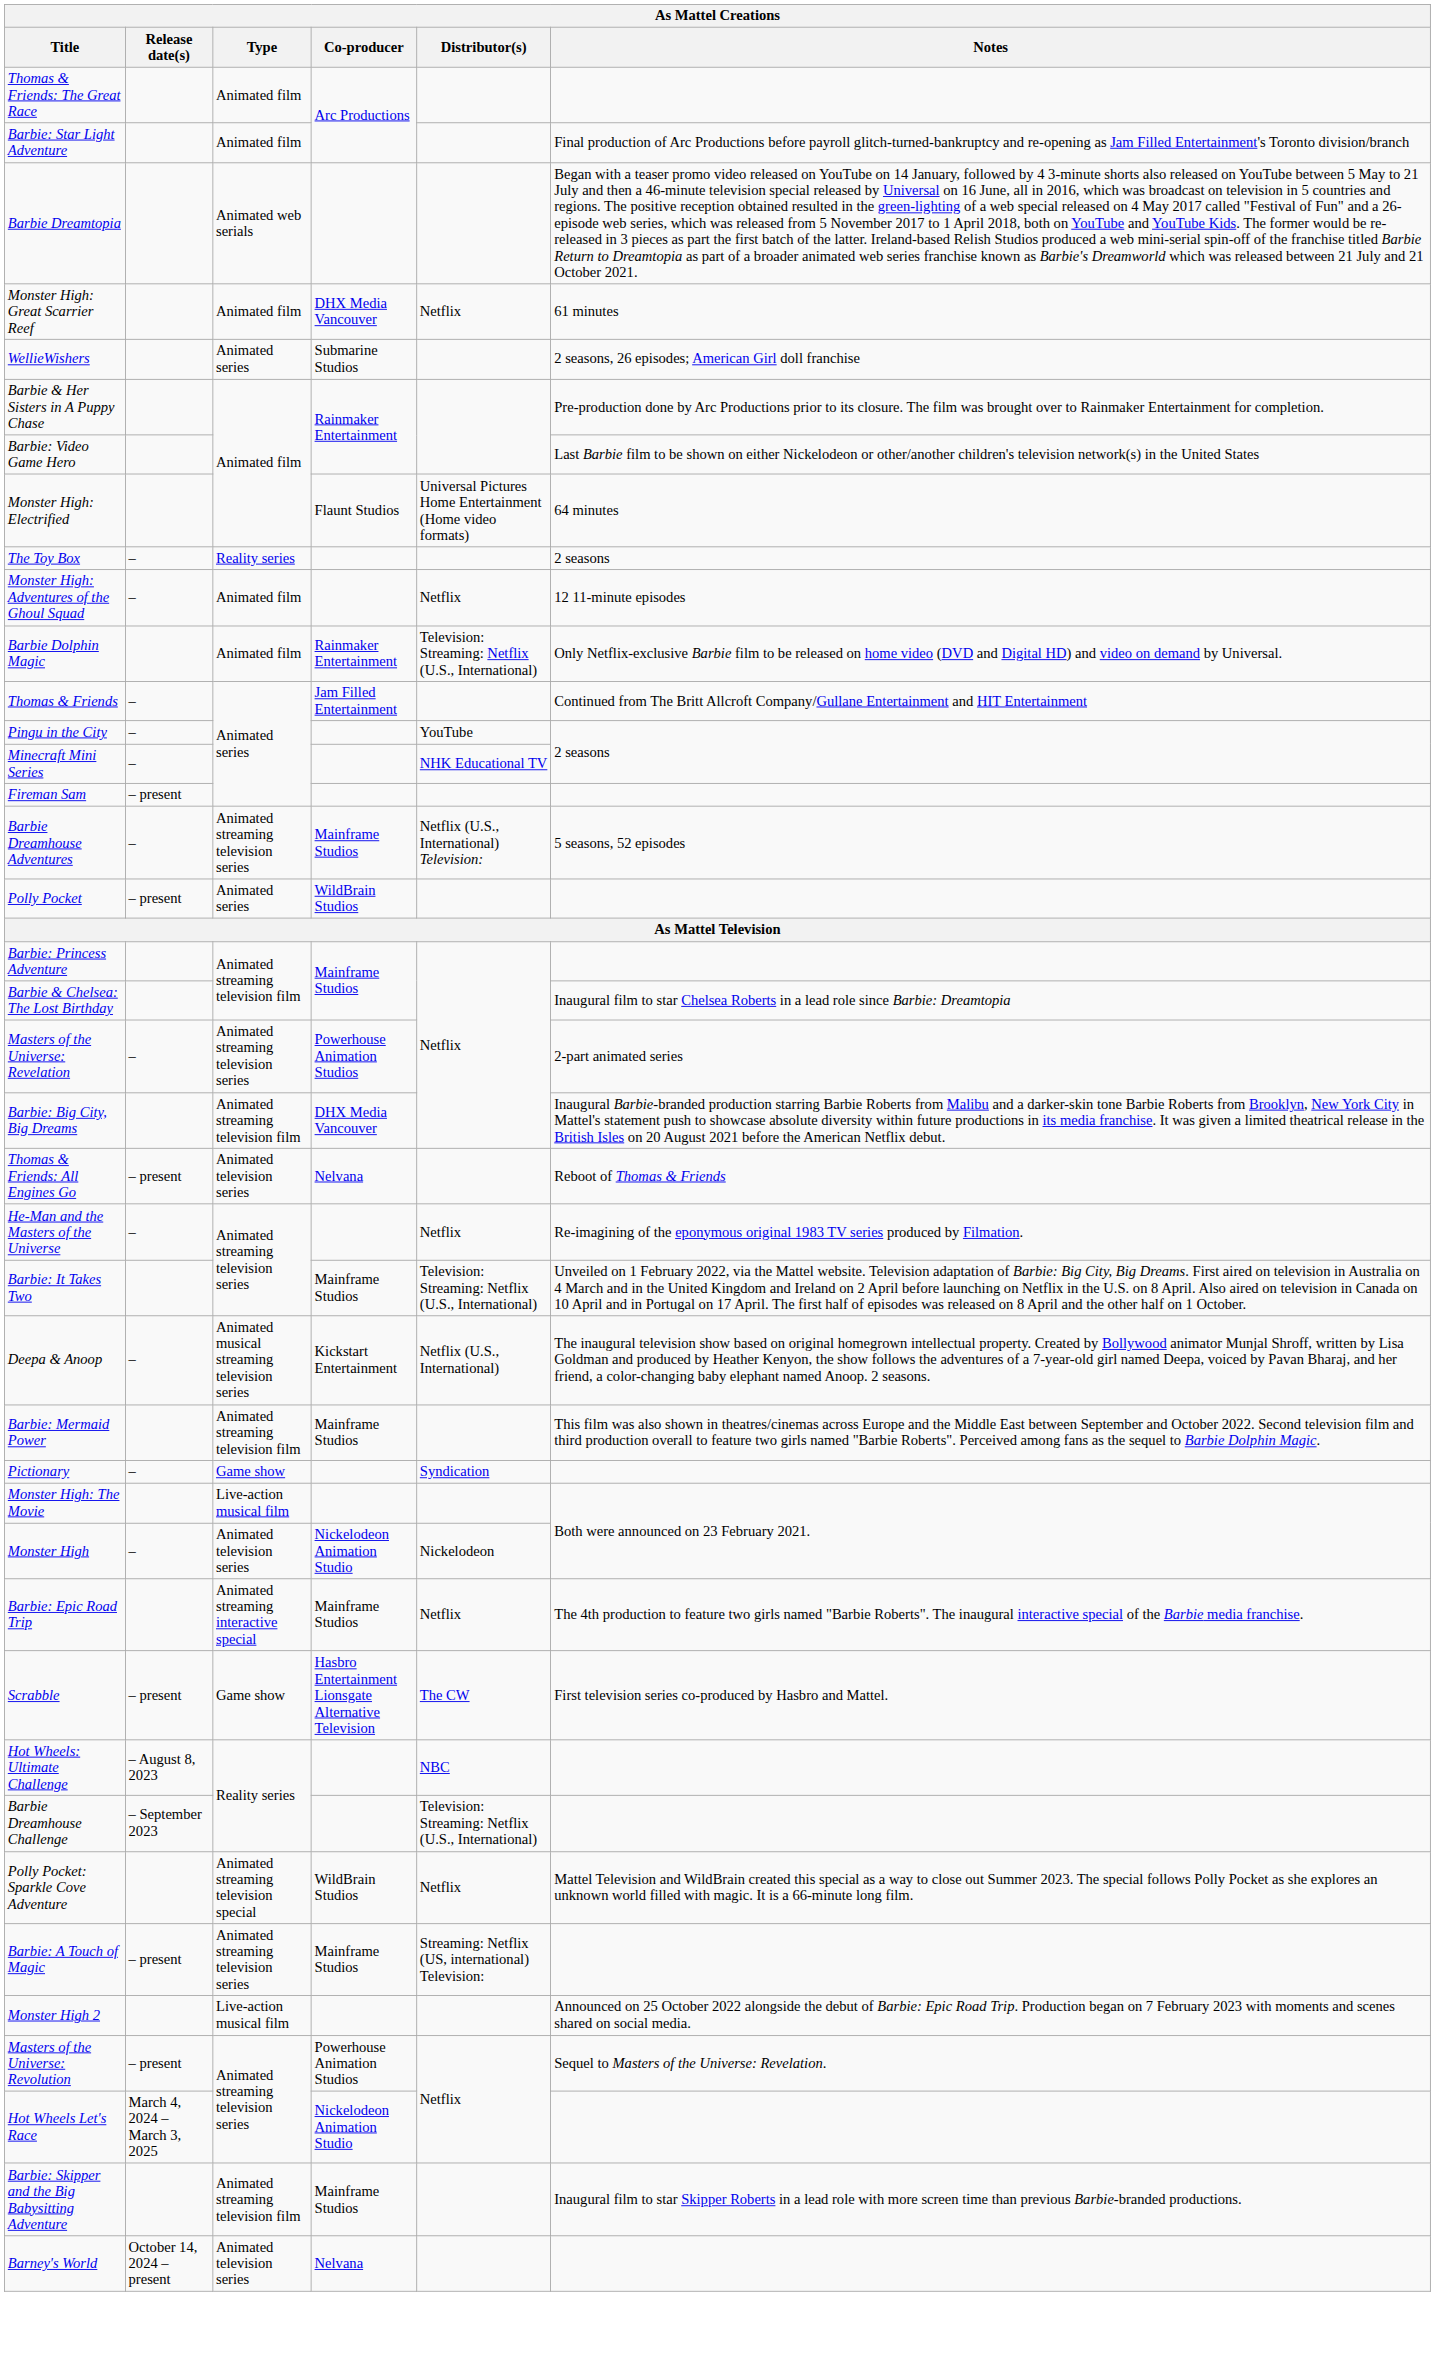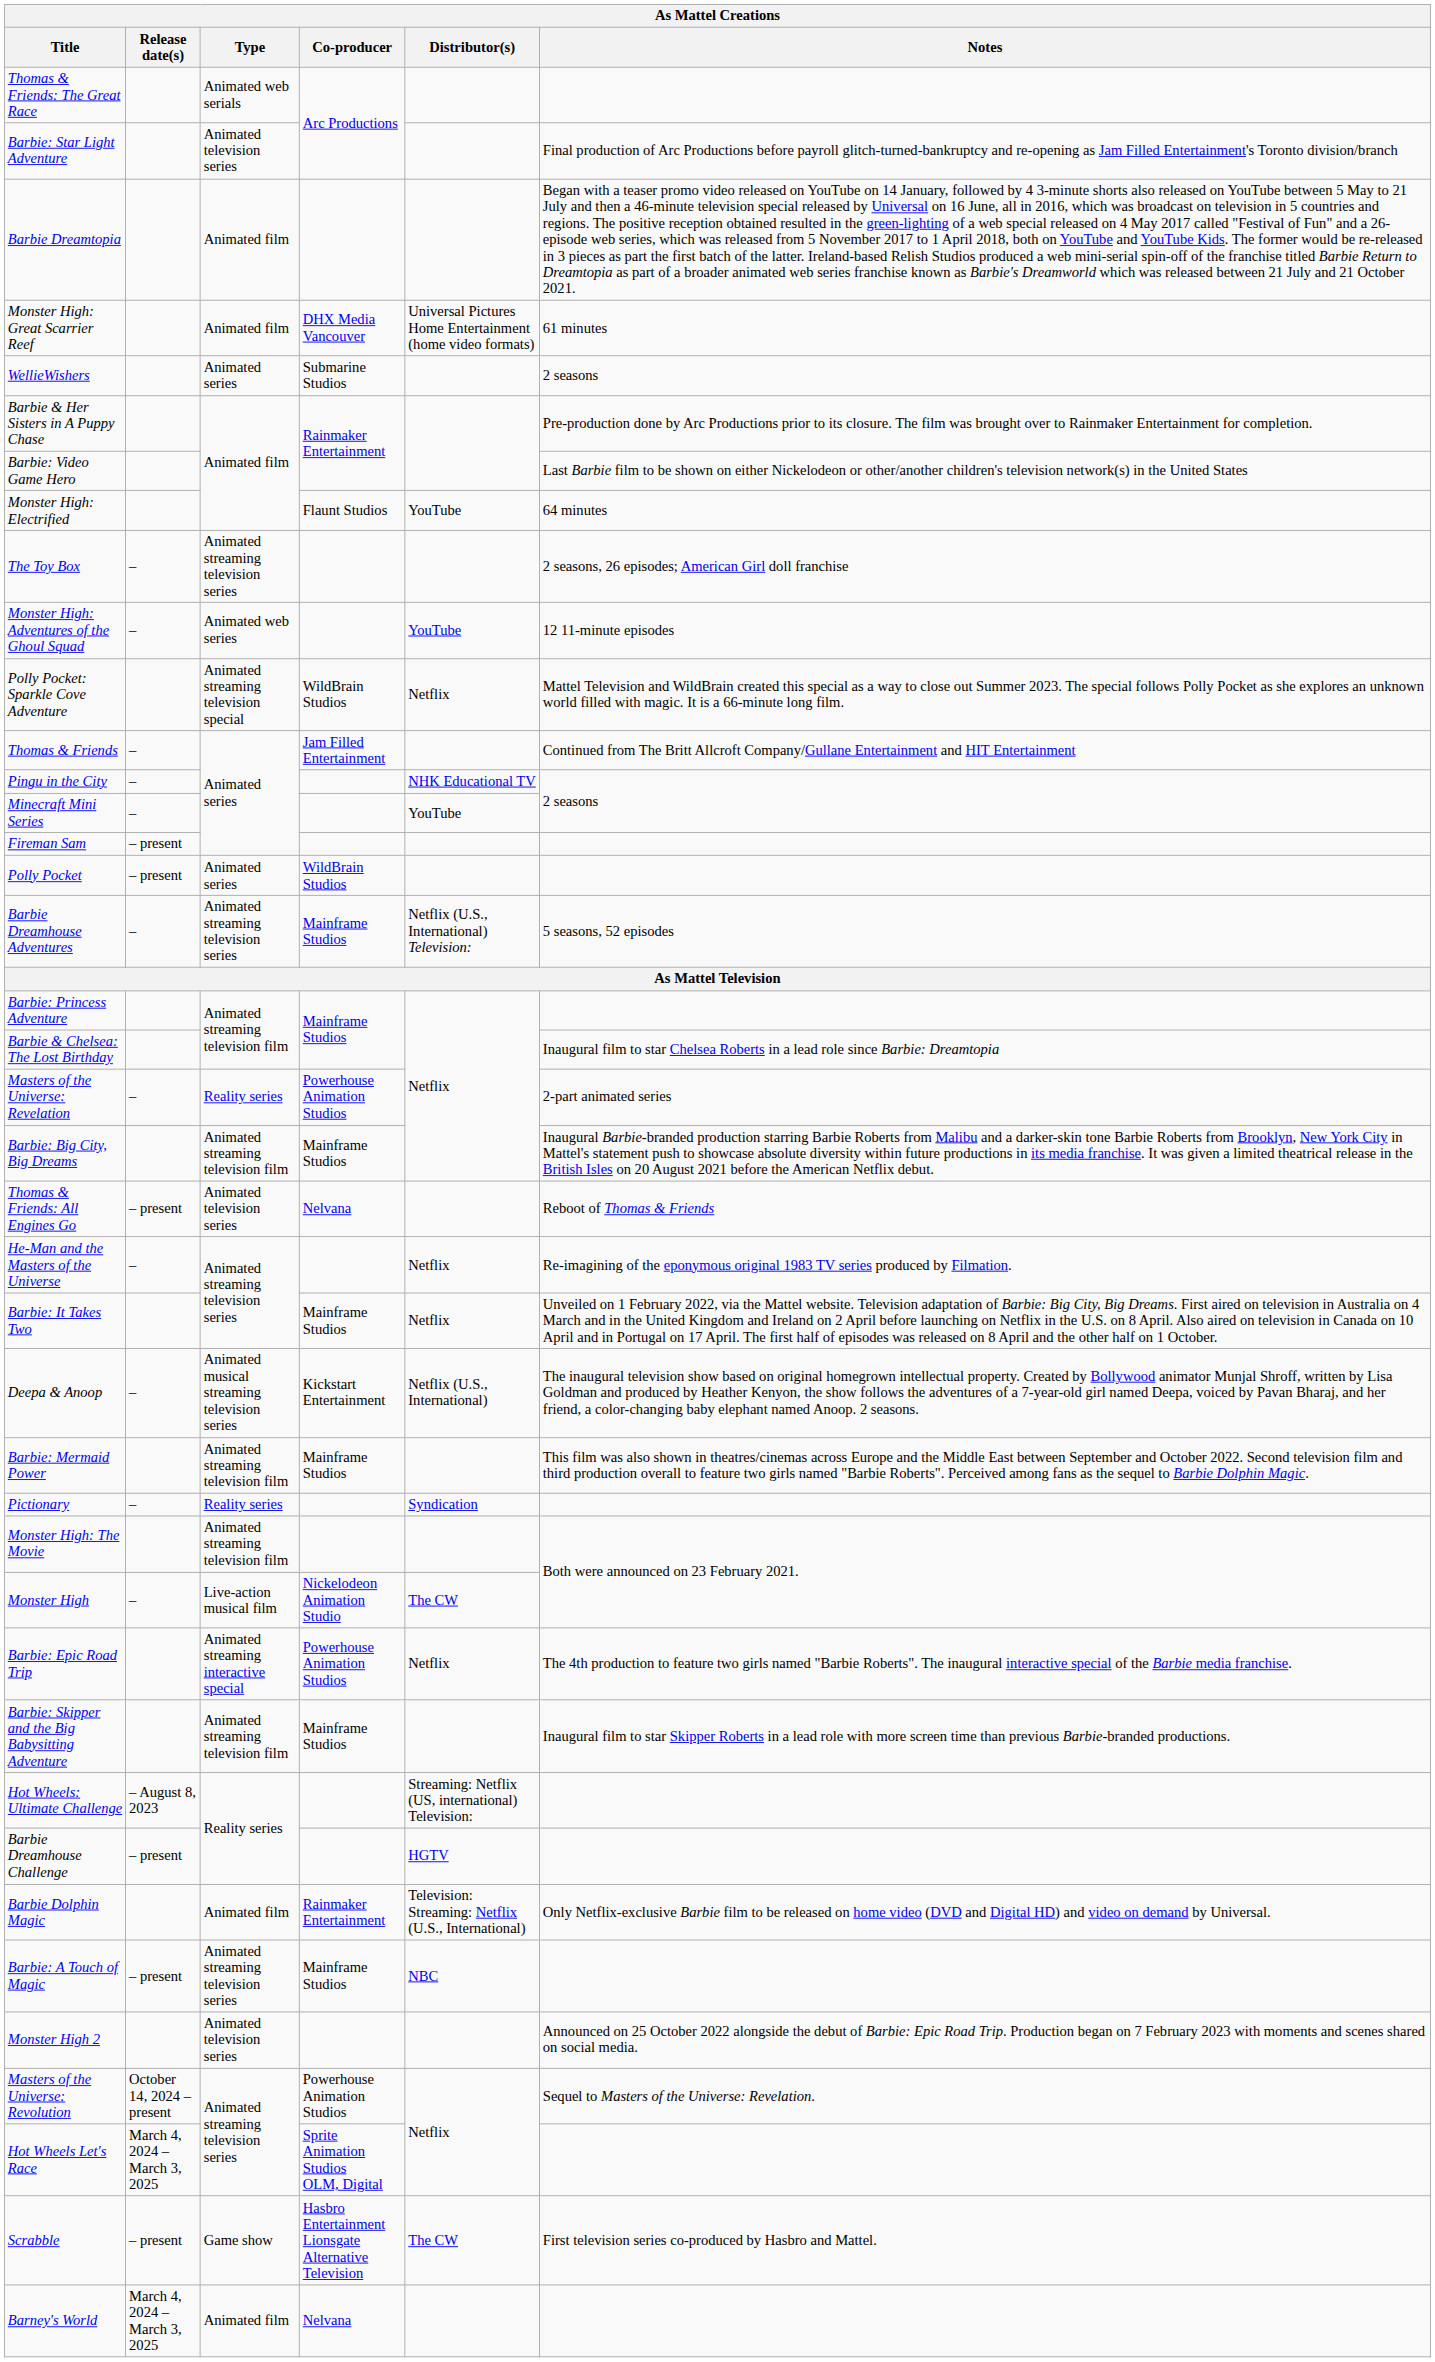(259, 94) Animated film -> (246, 94) Animated web serials
(259, 142) Animated film -> (232, 150) Animated television series
(259, 223) Animated web serials -> (246, 239) Animated film
(440, 311) Netflix -> (471, 328) Universal Pictures Home Entertainment (home video formats)
(707, 359) 2 seasons, 26 episodes; American Girl doll franchise -> (570, 375) 2 seasons
(481, 510) Universal Pictures Home Entertainment (Home video formats) -> (435, 510) YouTube
(255, 558) Reality series -> (232, 566) Animated streaming television series
(582, 558) 2 seasons -> (696, 566) 2 seasons, 26 episodes; American Girl doll franchise
(259, 597) Animated film -> (246, 630) Animated web series
(440, 597) Netflix -> (435, 630) YouTube
rows swapped: (53, 653) <-> (47, 1887)
(446, 732) YouTube -> (472, 781) NHK Educational TV
(484, 763) NHK Educational TV -> (435, 812) YouTube
rows swapped: (45, 842) <-> (45, 898)
(245, 1056) Animated streaming television series -> (243, 1097) Reality series
(351, 1120) DHX Media Vancouver -> (335, 1153) Mainframe Studios
(478, 1287) Television: Streaming: Netflix (U.S., International) -> (429, 1320) Netflix
(251, 1471) Game show -> (243, 1504) Reality series
(253, 1503) Live-action musical film -> (246, 1544) Animated streaming television film
(245, 1550) Animated television series -> (240, 1600) Live-action musical film
(457, 1550) Nickelodeon -> (433, 1600) The CW
(347, 1614) Mainframe Studios -> (338, 1664) Powerhouse Animation Studios
rows swapped: (54, 2199) <-> (34, 1695)
(435, 1767) NBC -> (463, 1800) Streaming: Netflix (US, international) Television:
(165, 1823) – September 2023 -> (156, 1856) – present
(478, 1823) Television: Streaming: Netflix (U.S., International) -> (428, 1856) HGTV
(474, 1959) Streaming: Netflix (US, international) Television: -> (423, 1976) NBC
(253, 2015) Live-action musical film -> (232, 2040) Animated television series
(155, 2063) – present -> (160, 2095) October 14, 2024 – present
(352, 2127) Nickelodeon Animation Studio -> (343, 2160) Sprite Animation Studios OLM, Digital
(163, 2263) October 14, 2024 – present -> (155, 2320) March 4, 2024 – March 3, 2025
(245, 2263) Animated television series -> (246, 2320) Animated film
